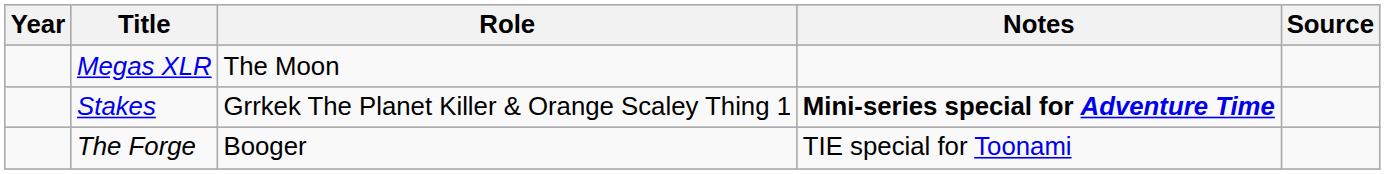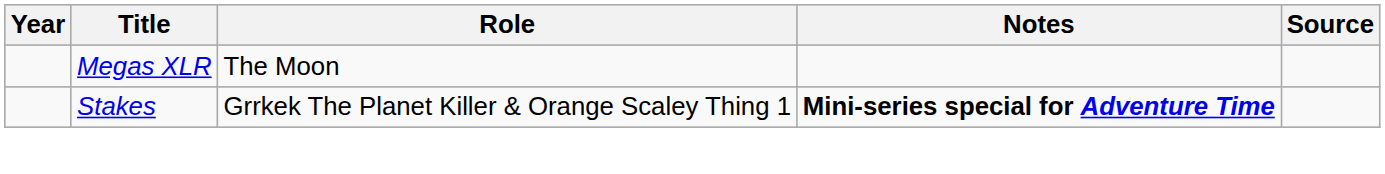- row: (136, 147)
